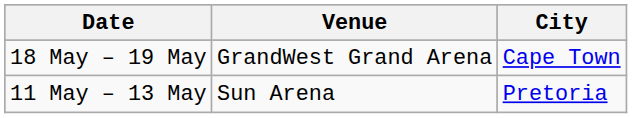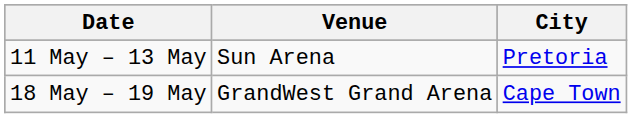rows swapped: (108, 94) <-> (108, 58)
